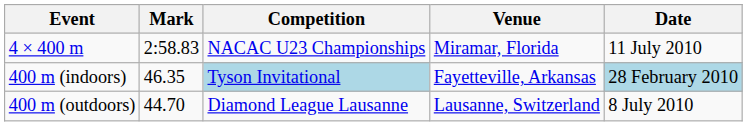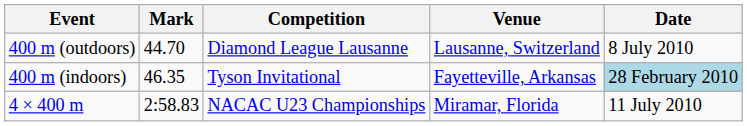rows swapped: (72, 105) <-> (46, 47)
(274, 76) lightblue background -> (274, 76) no background
